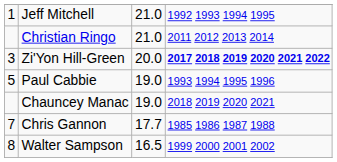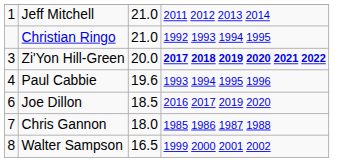(221, 15) 1992 1993 1994 1995 -> (217, 15) 2011 2012 2013 2014
(221, 37) 2011 2012 2013 2014 -> (217, 37) 1992 1993 1994 1995
(11, 80) 5 -> (11, 80) 4
(148, 80) 19.0 -> (144, 80) 19.6
- row: (75, 102)
+ row: (52, 102)
(148, 124) 17.7 -> (144, 124) 18.0
